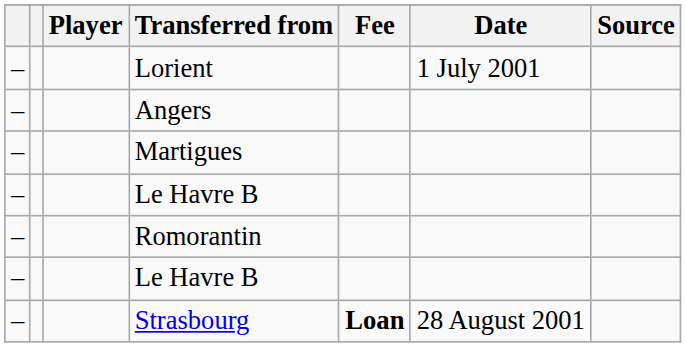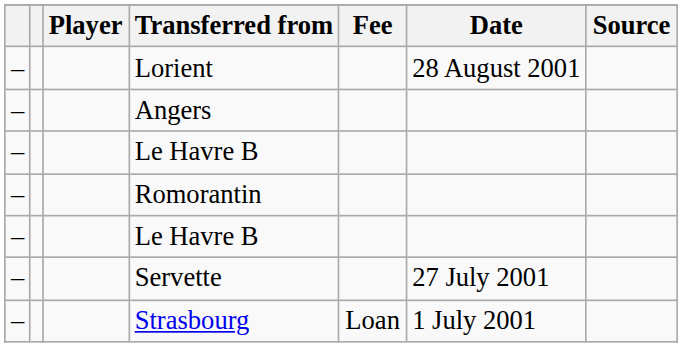(479, 67) 1 July 2001 -> (496, 67) 28 August 2001
- row: (18, 151)
+ row: (18, 278)
(375, 320) bold -> (373, 320) normal
(501, 320) 28 August 2001 -> (474, 320) 1 July 2001
